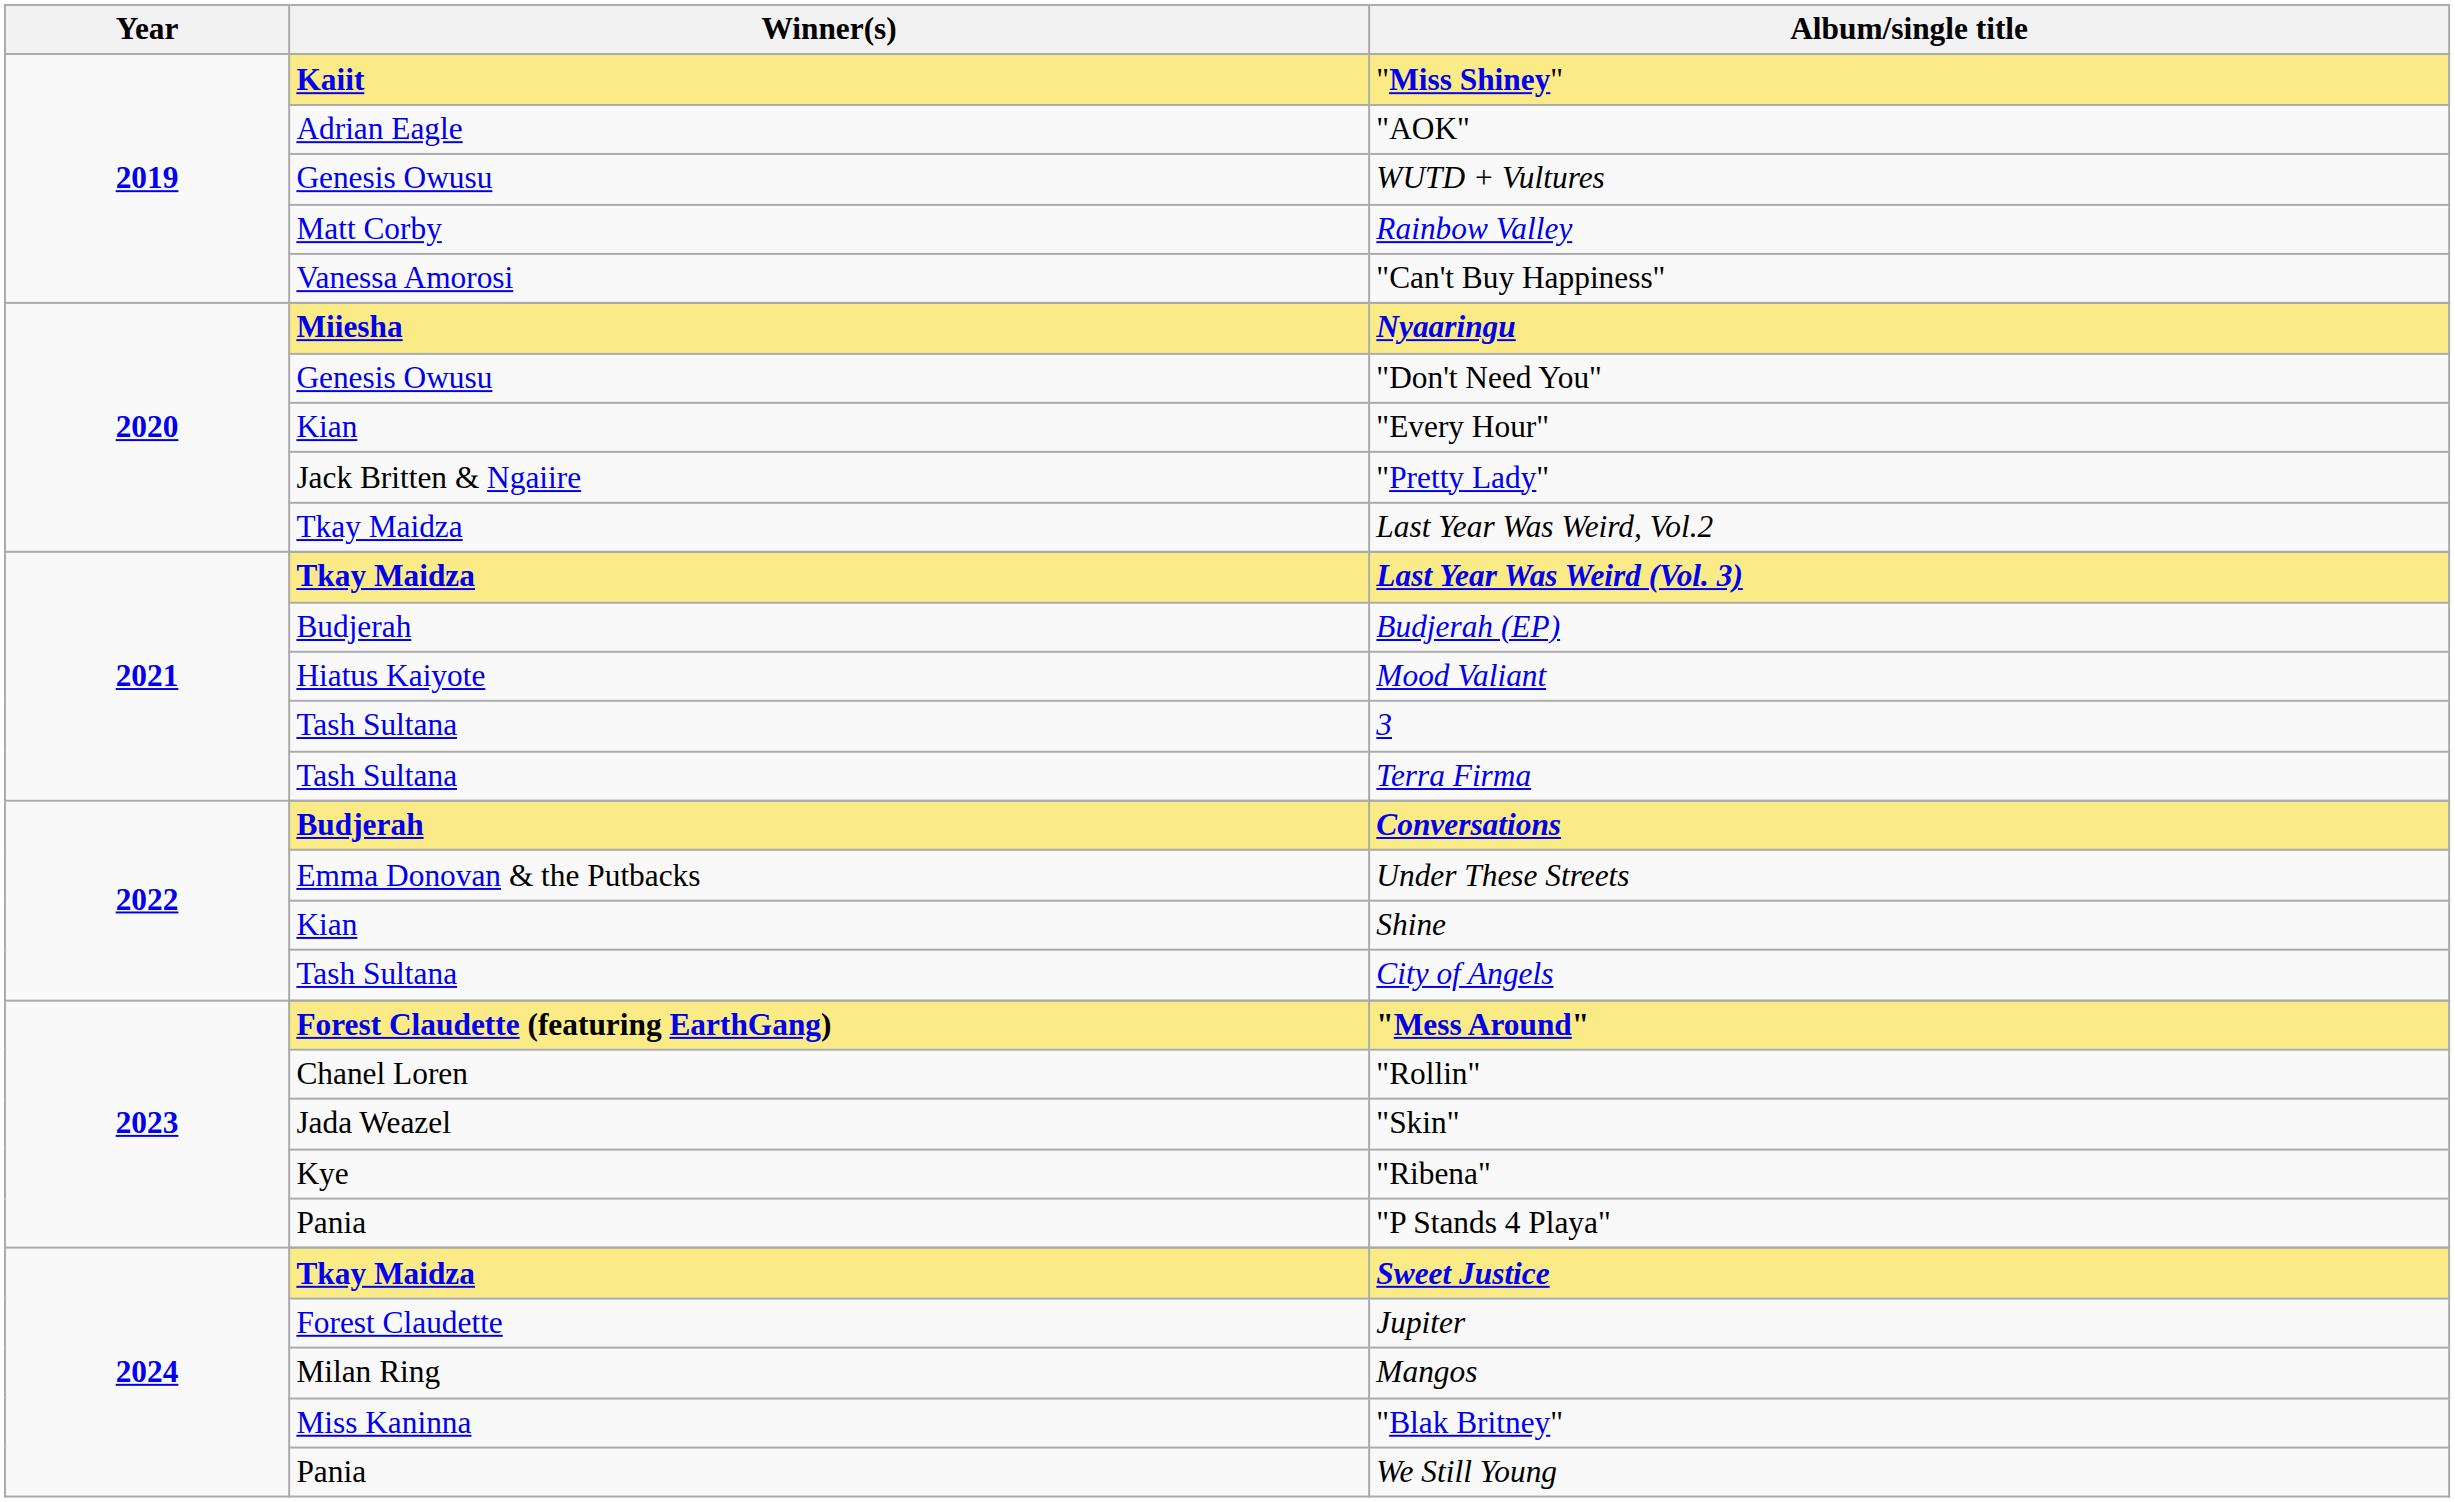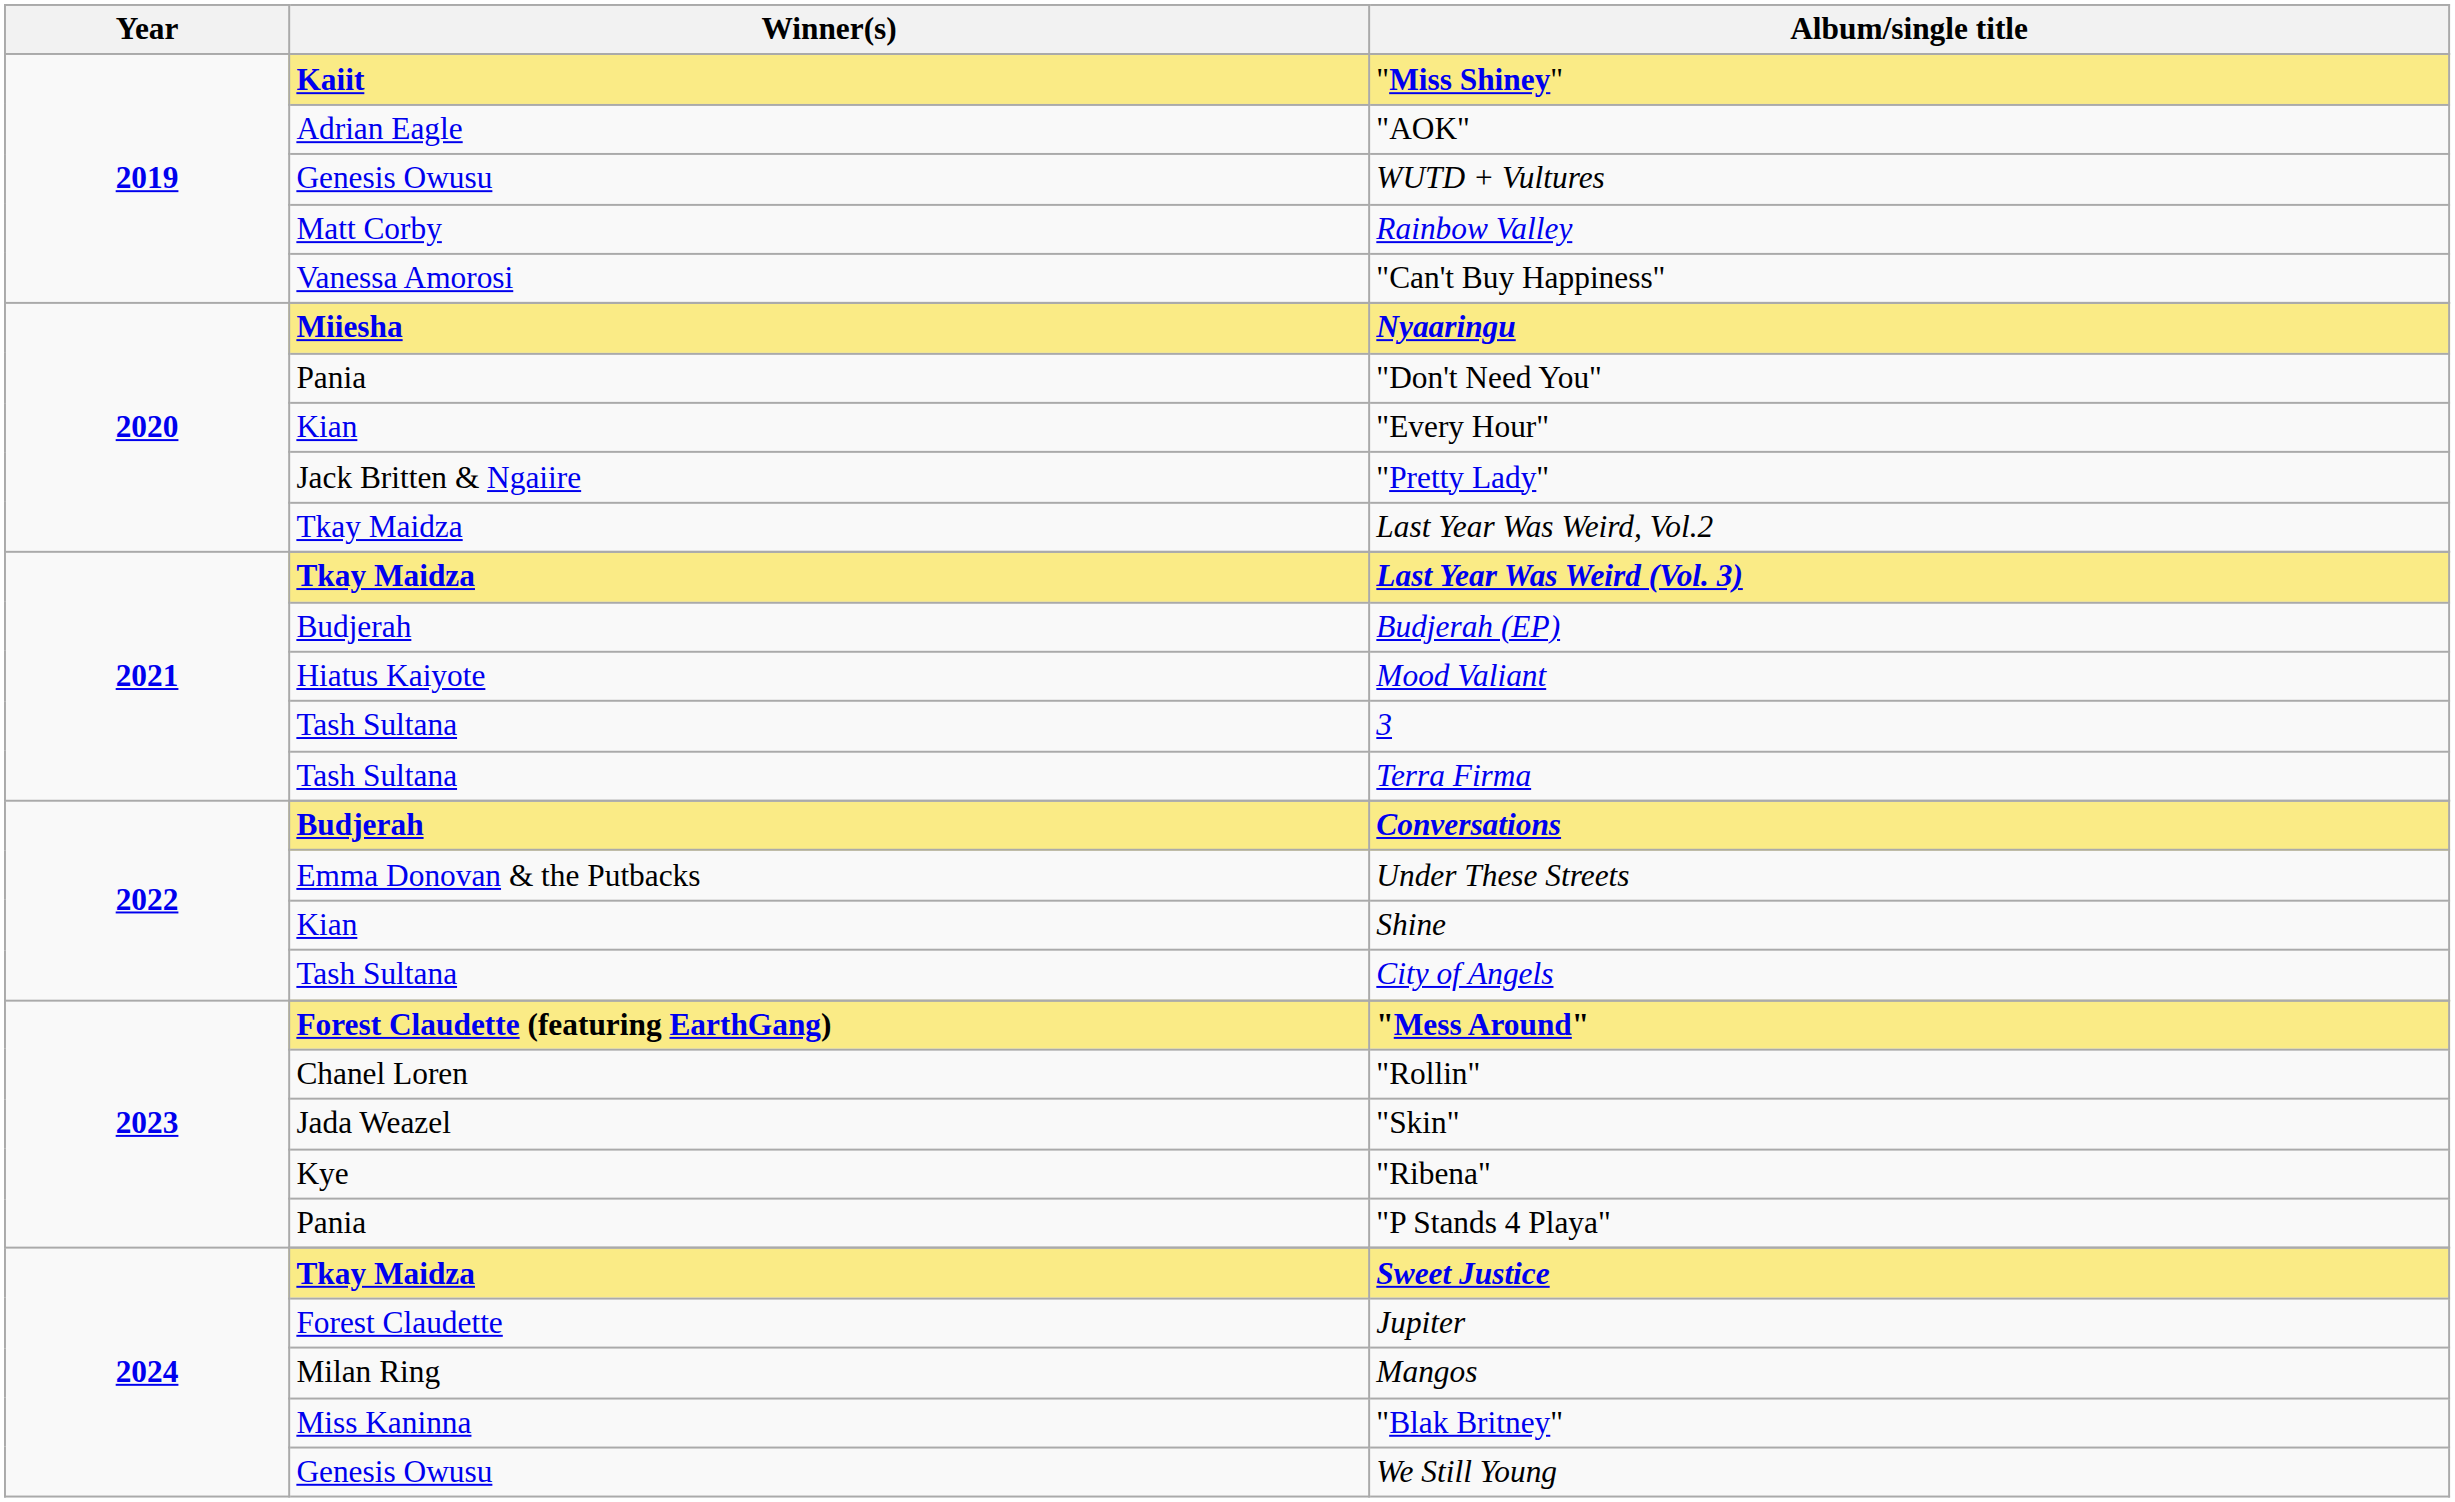(394, 377) Genesis Owusu -> (331, 377) Pania
(331, 1471) Pania -> (394, 1471) Genesis Owusu
